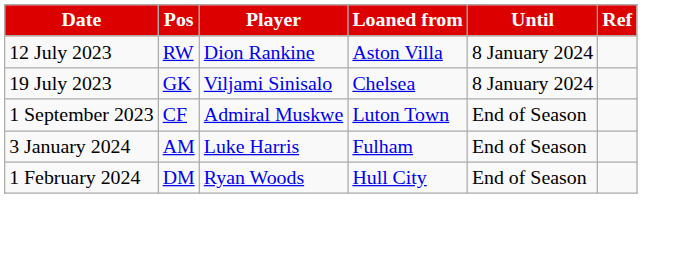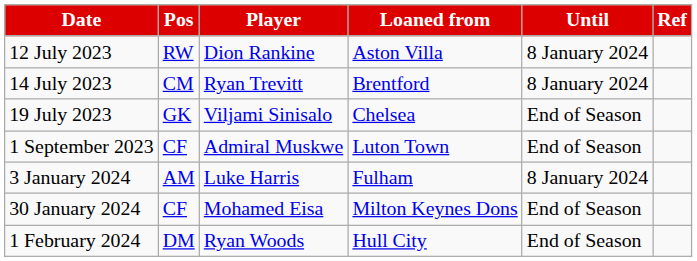+ row: (60, 83)
(533, 83) 8 January 2024 -> (584, 114) End of Season
(529, 146) End of Season -> (587, 177) 8 January 2024
+ row: (75, 209)
